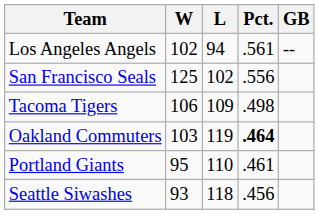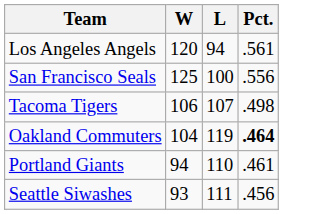- column: (296, 19)
(184, 48) 102 -> (184, 48) 120
(220, 77) 102 -> (220, 77) 100
(220, 106) 109 -> (220, 106) 107
(184, 135) 103 -> (184, 135) 104
(179, 164) 95 -> (179, 164) 94
(220, 194) 118 -> (219, 194) 111
